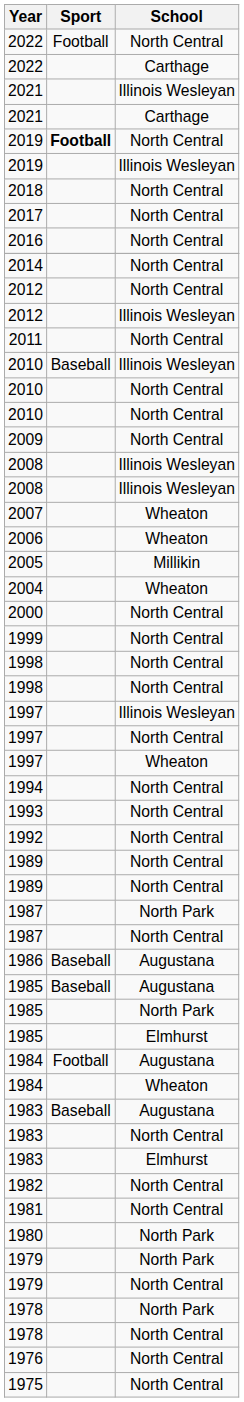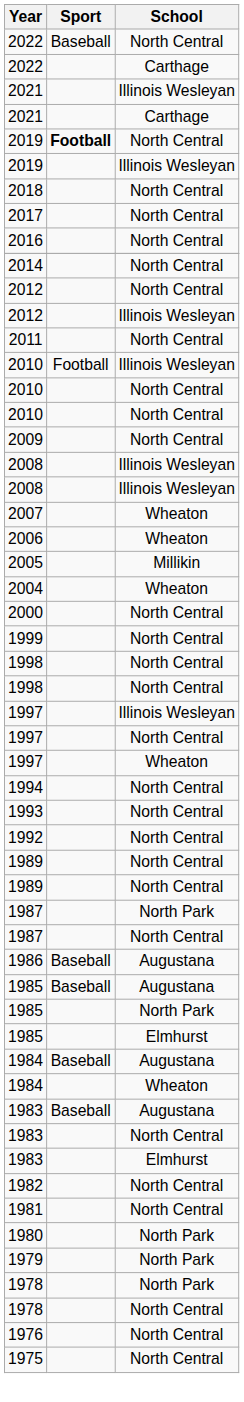(81, 41) Football -> (81, 41) Baseball
(81, 365) Baseball -> (81, 365) Football
(81, 1061) Football -> (81, 1061) Baseball
- row: (26, 1285)
